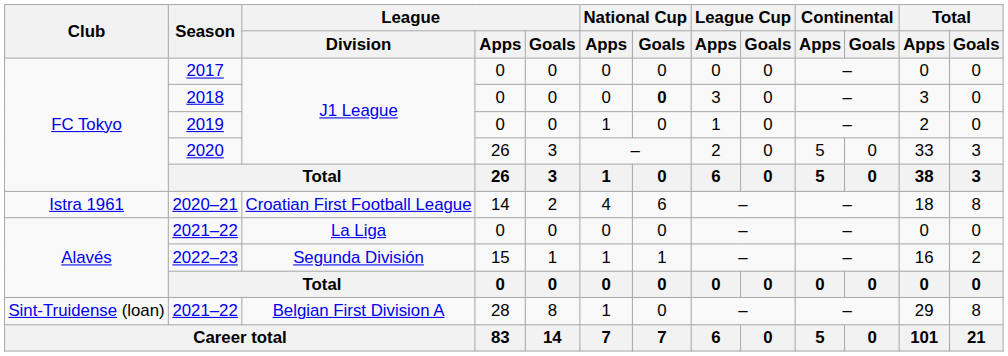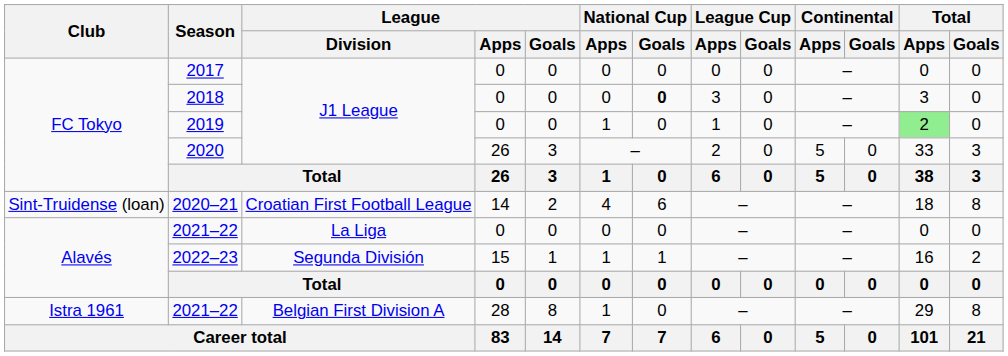(924, 124) no background -> (924, 124) lightgreen background
(87, 204) Istra 1961 -> (87, 204) Sint-Truidense (loan)
(87, 310) Sint-Truidense (loan) -> (87, 310) Istra 1961
